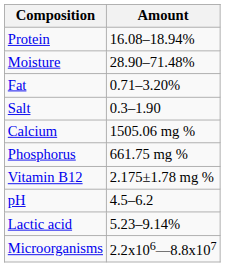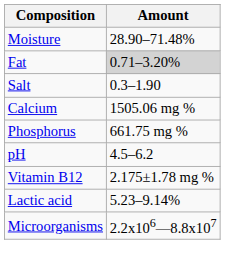- row: (29, 39)
(145, 85) no background -> (145, 62) lightgrey background
rows swapped: (45, 177) <-> (17, 200)
